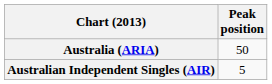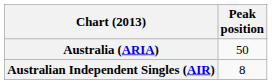(242, 69) 5 -> (242, 69) 8
